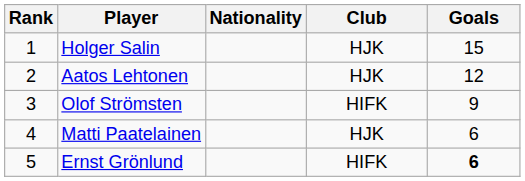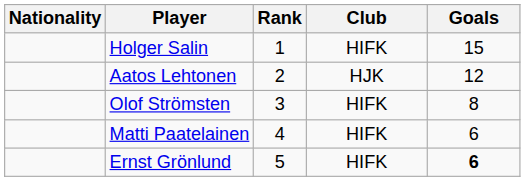columns swapped: (31, 18) <-> (256, 18)
(367, 47) HJK -> (367, 47) HIFK
(474, 104) 9 -> (474, 104) 8
(367, 133) HJK -> (367, 133) HIFK
